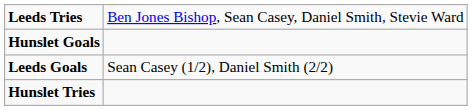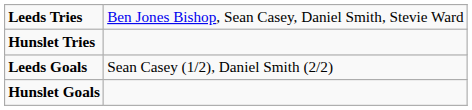rows swapped: (52, 92) <-> (54, 41)
